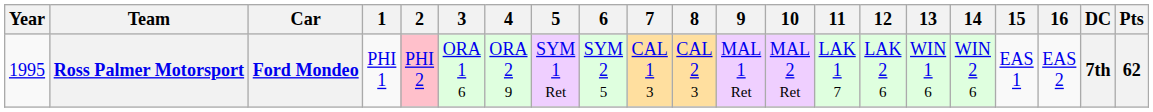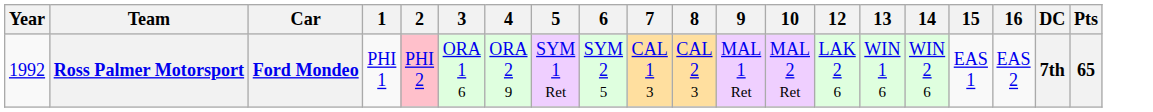- column: (837, 19)
(27, 70) 1995 -> (27, 70) 1992
(1132, 70) 62 -> (1086, 70) 65
